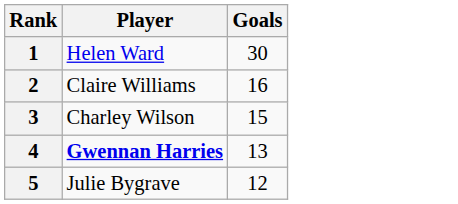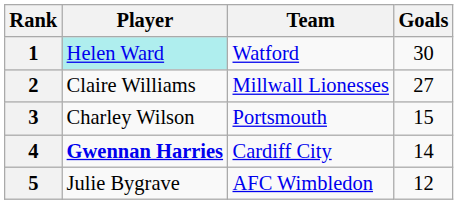+ column: (311, 20)
(115, 53) no background -> (115, 53) paleturquoise background
(258, 85) 16 -> (423, 85) 27
(258, 150) 13 -> (423, 150) 14
